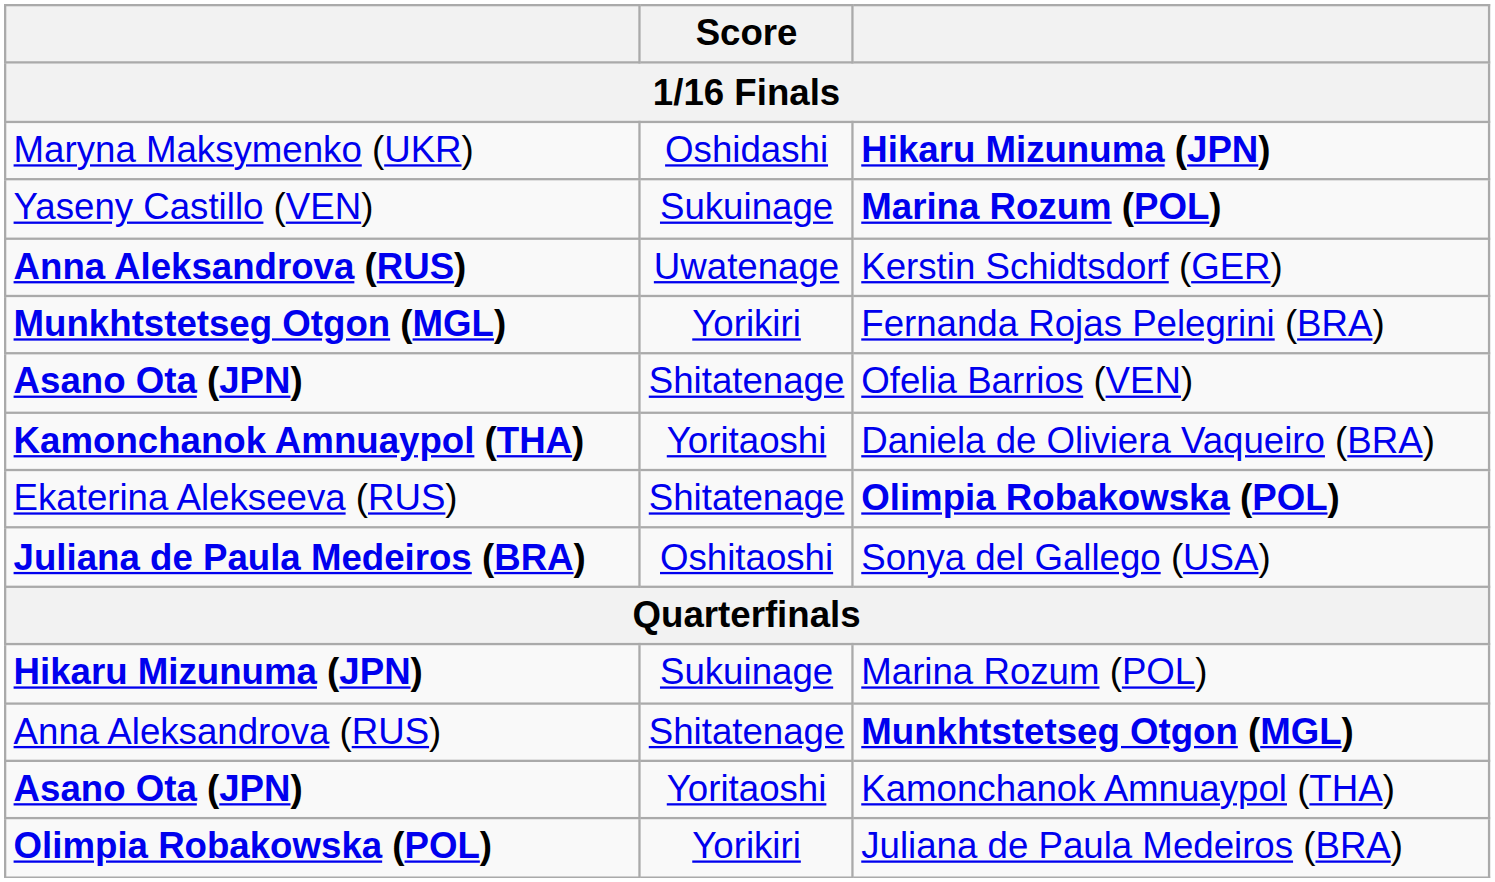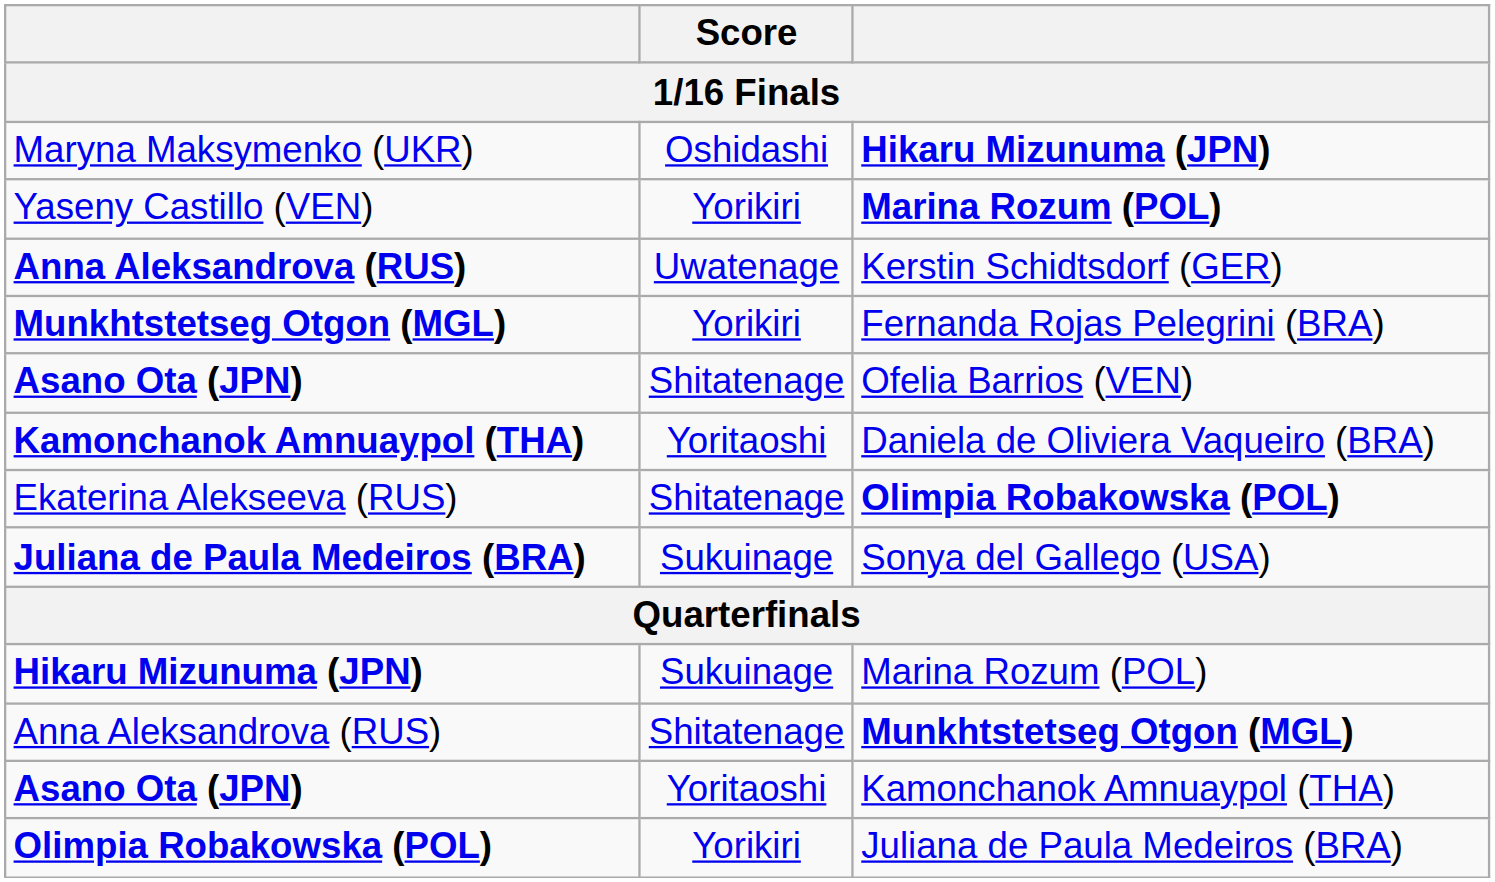(747, 207) Sukuinage -> (747, 207) Yorikiri
(747, 556) Oshitaoshi -> (747, 556) Sukuinage
